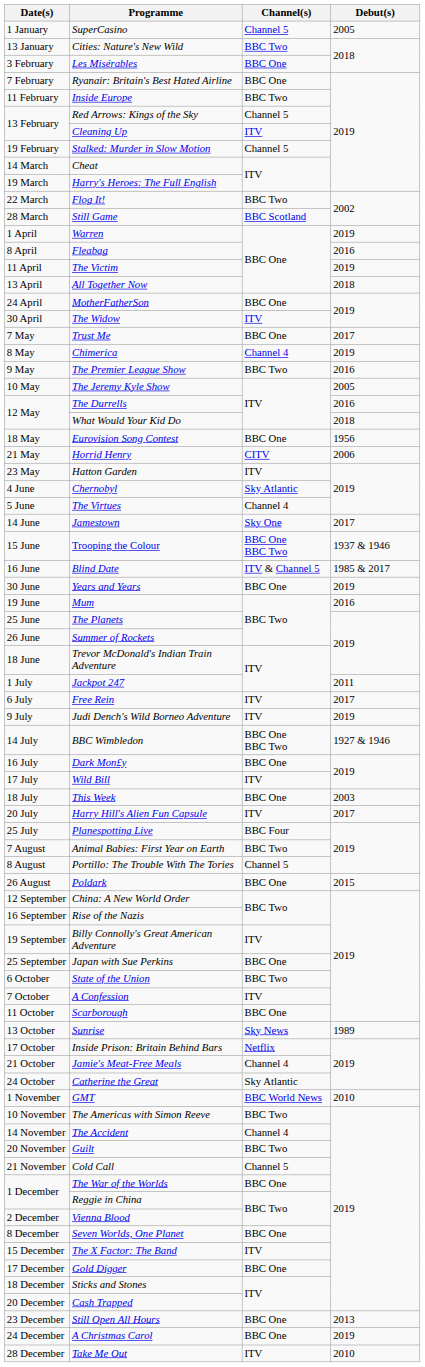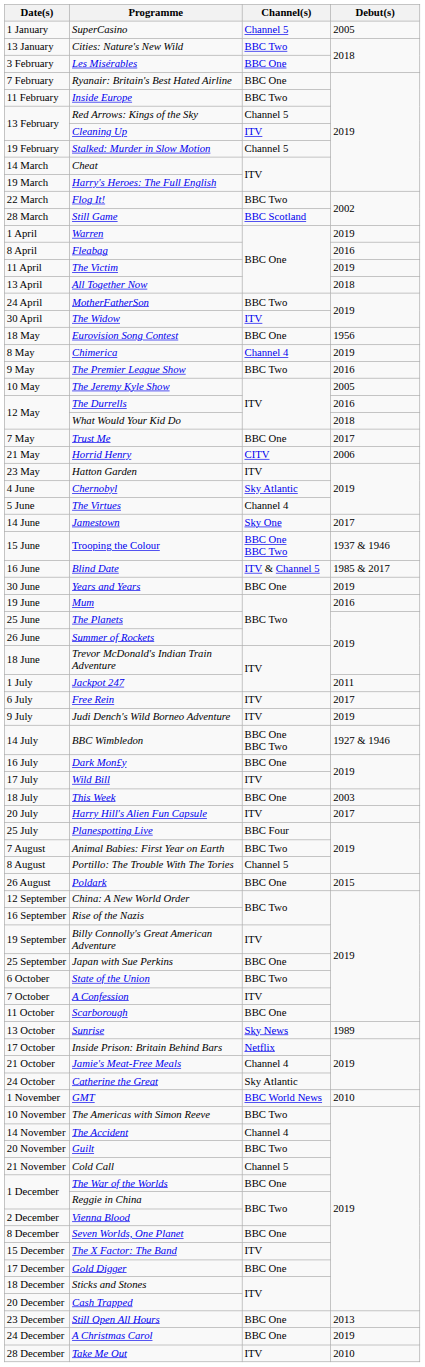(265, 302) BBC One -> (266, 302) BBC Two
rows swapped: (91, 336) <-> (125, 438)
